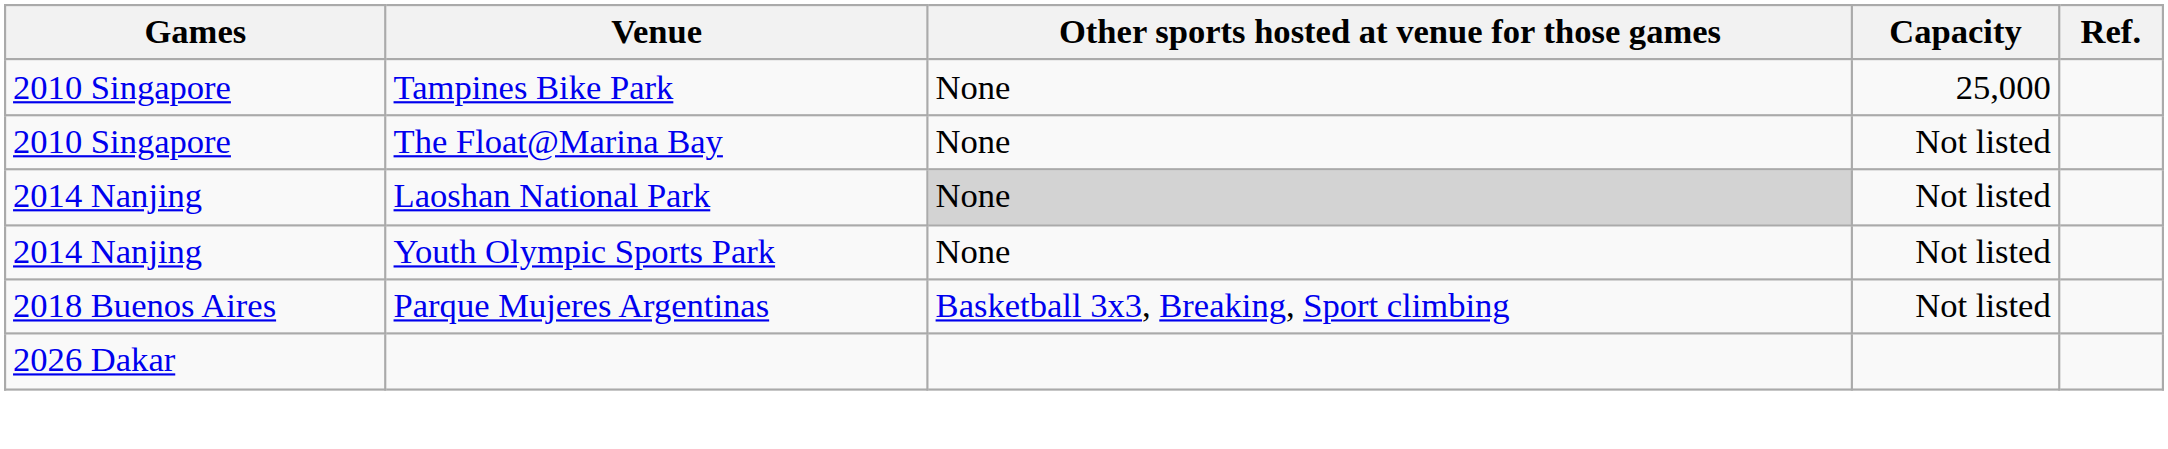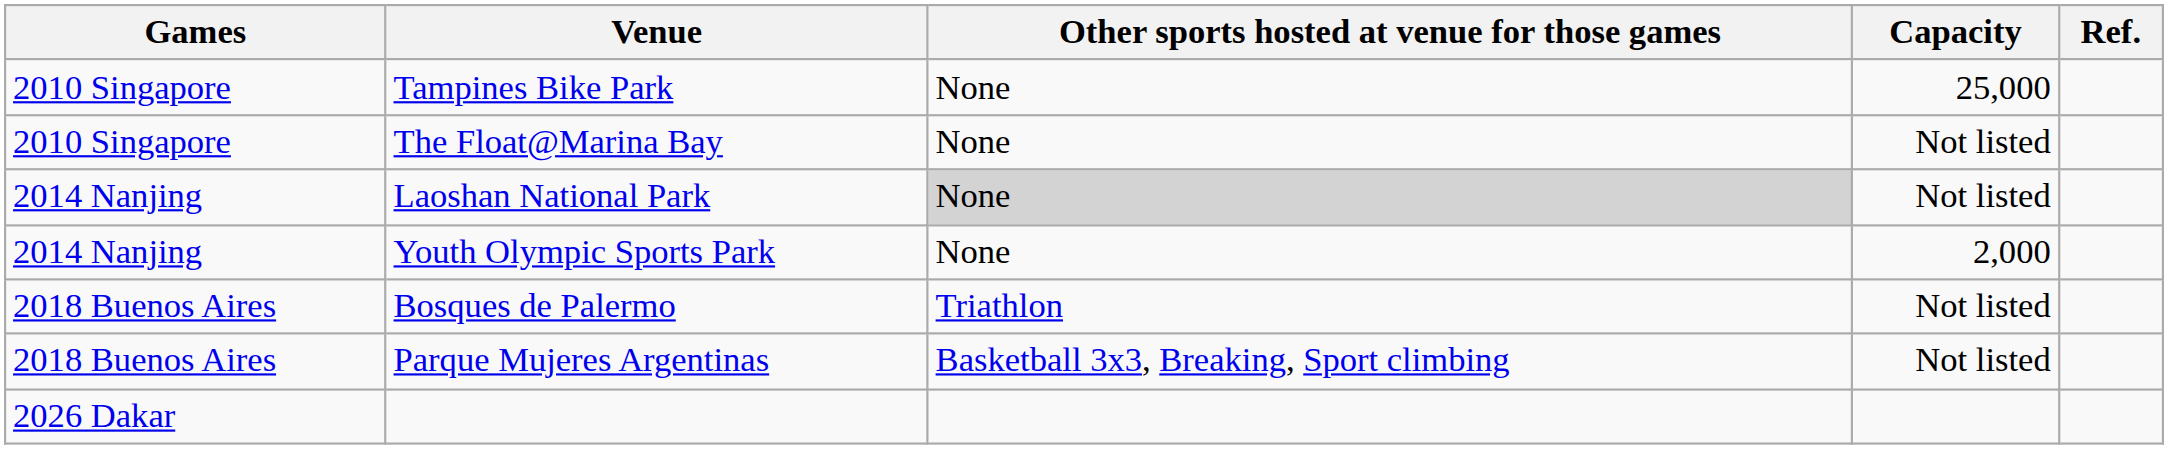(1983, 251) Not listed -> (2012, 251) 2,000
+ row: (535, 305)
